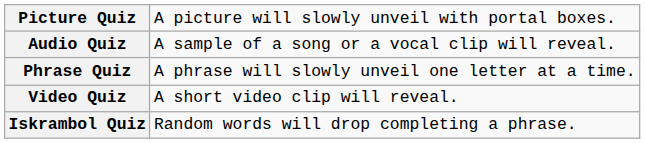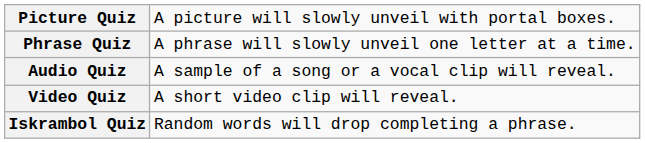rows swapped: (77, 45) <-> (77, 71)
